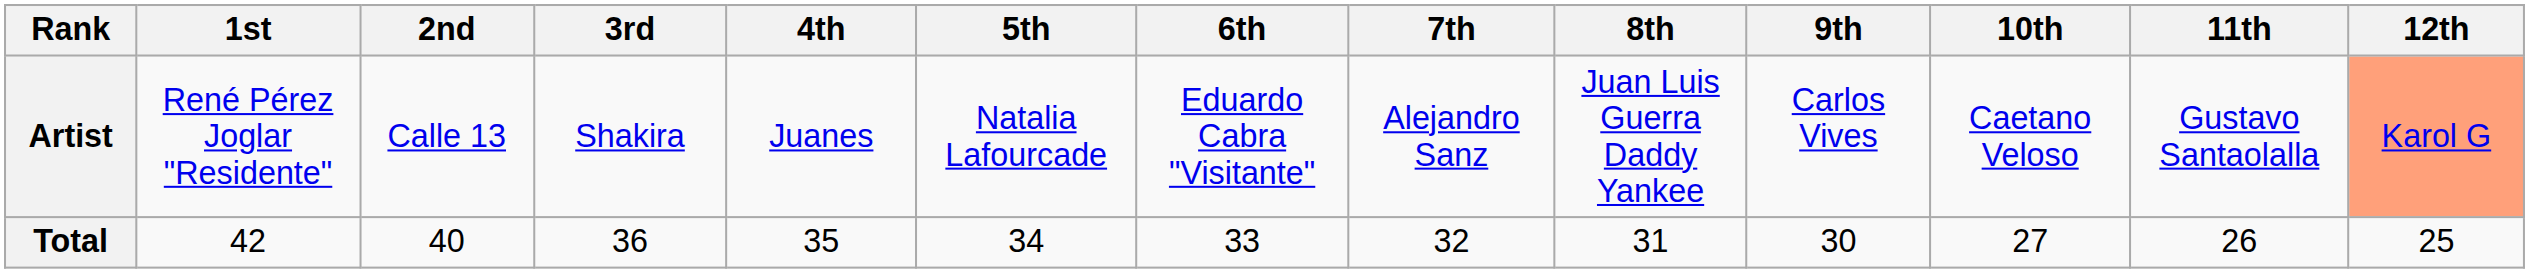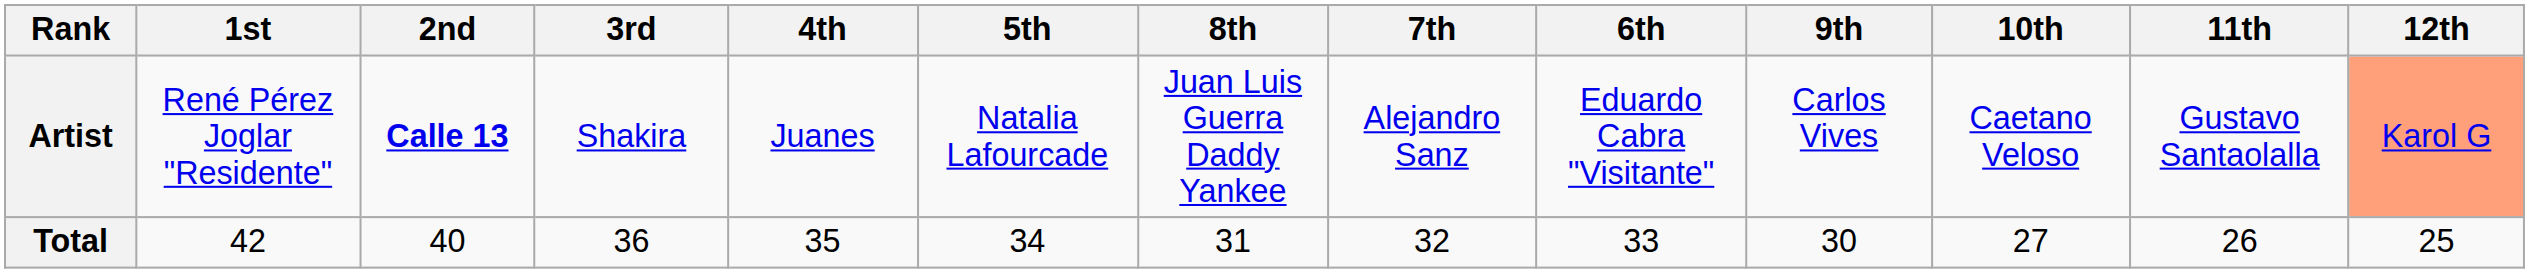columns swapped: (1242, 30) <-> (1651, 30)
(447, 135) normal -> (447, 135) bold
